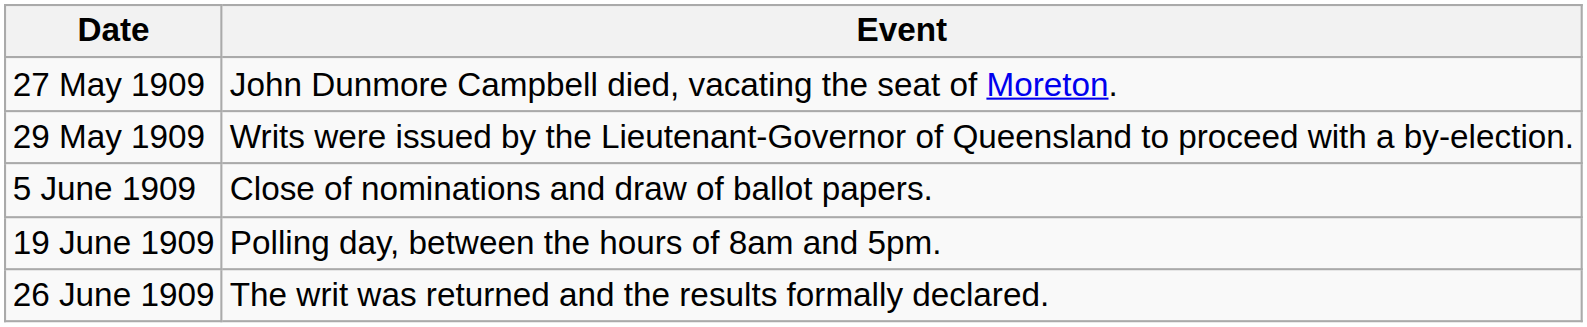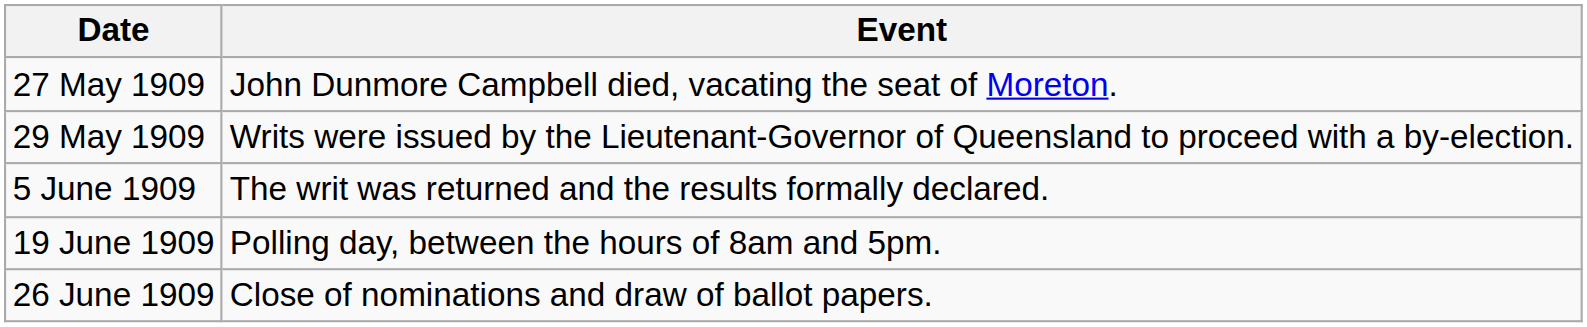(581, 189) Close of nominations and draw of ballot papers. -> (639, 189) The writ was returned and the results formally declared.
(639, 294) The writ was returned and the results formally declared. -> (581, 294) Close of nominations and draw of ballot papers.
